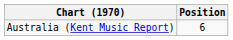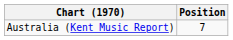(202, 28) 6 -> (202, 28) 7
